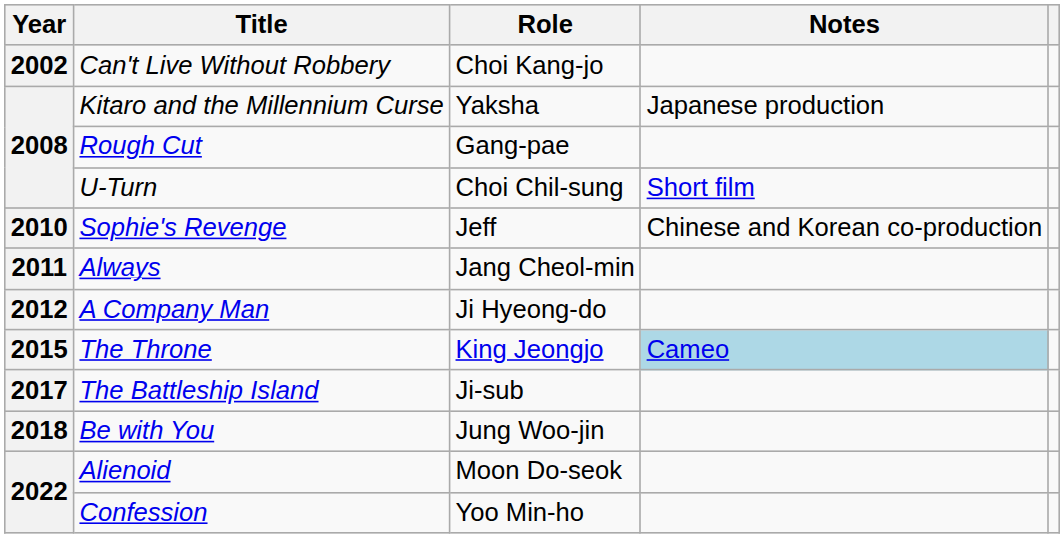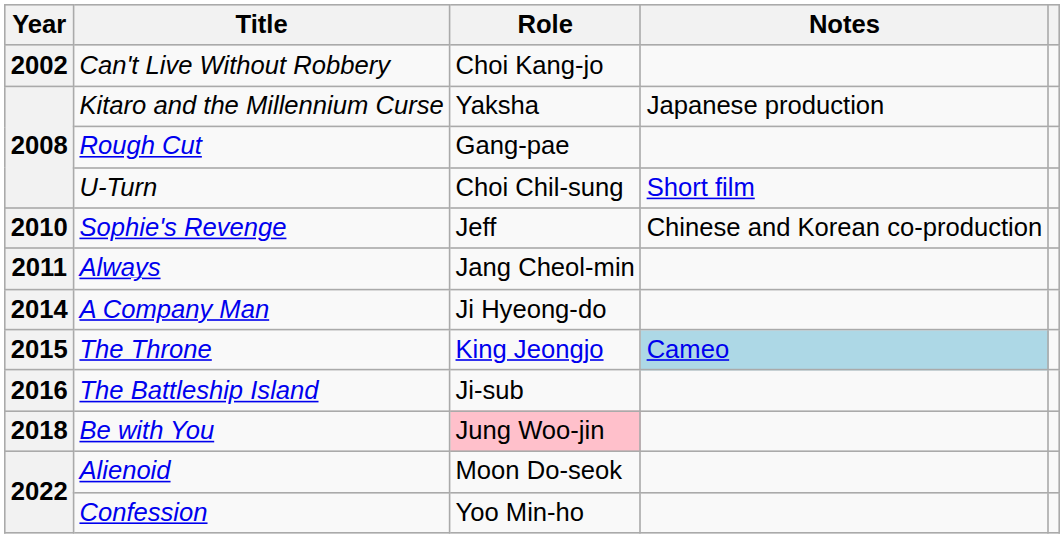(39, 308) 2012 -> (39, 308) 2014
(39, 390) 2017 -> (39, 390) 2016
(530, 430) no background -> (530, 430) pink background
